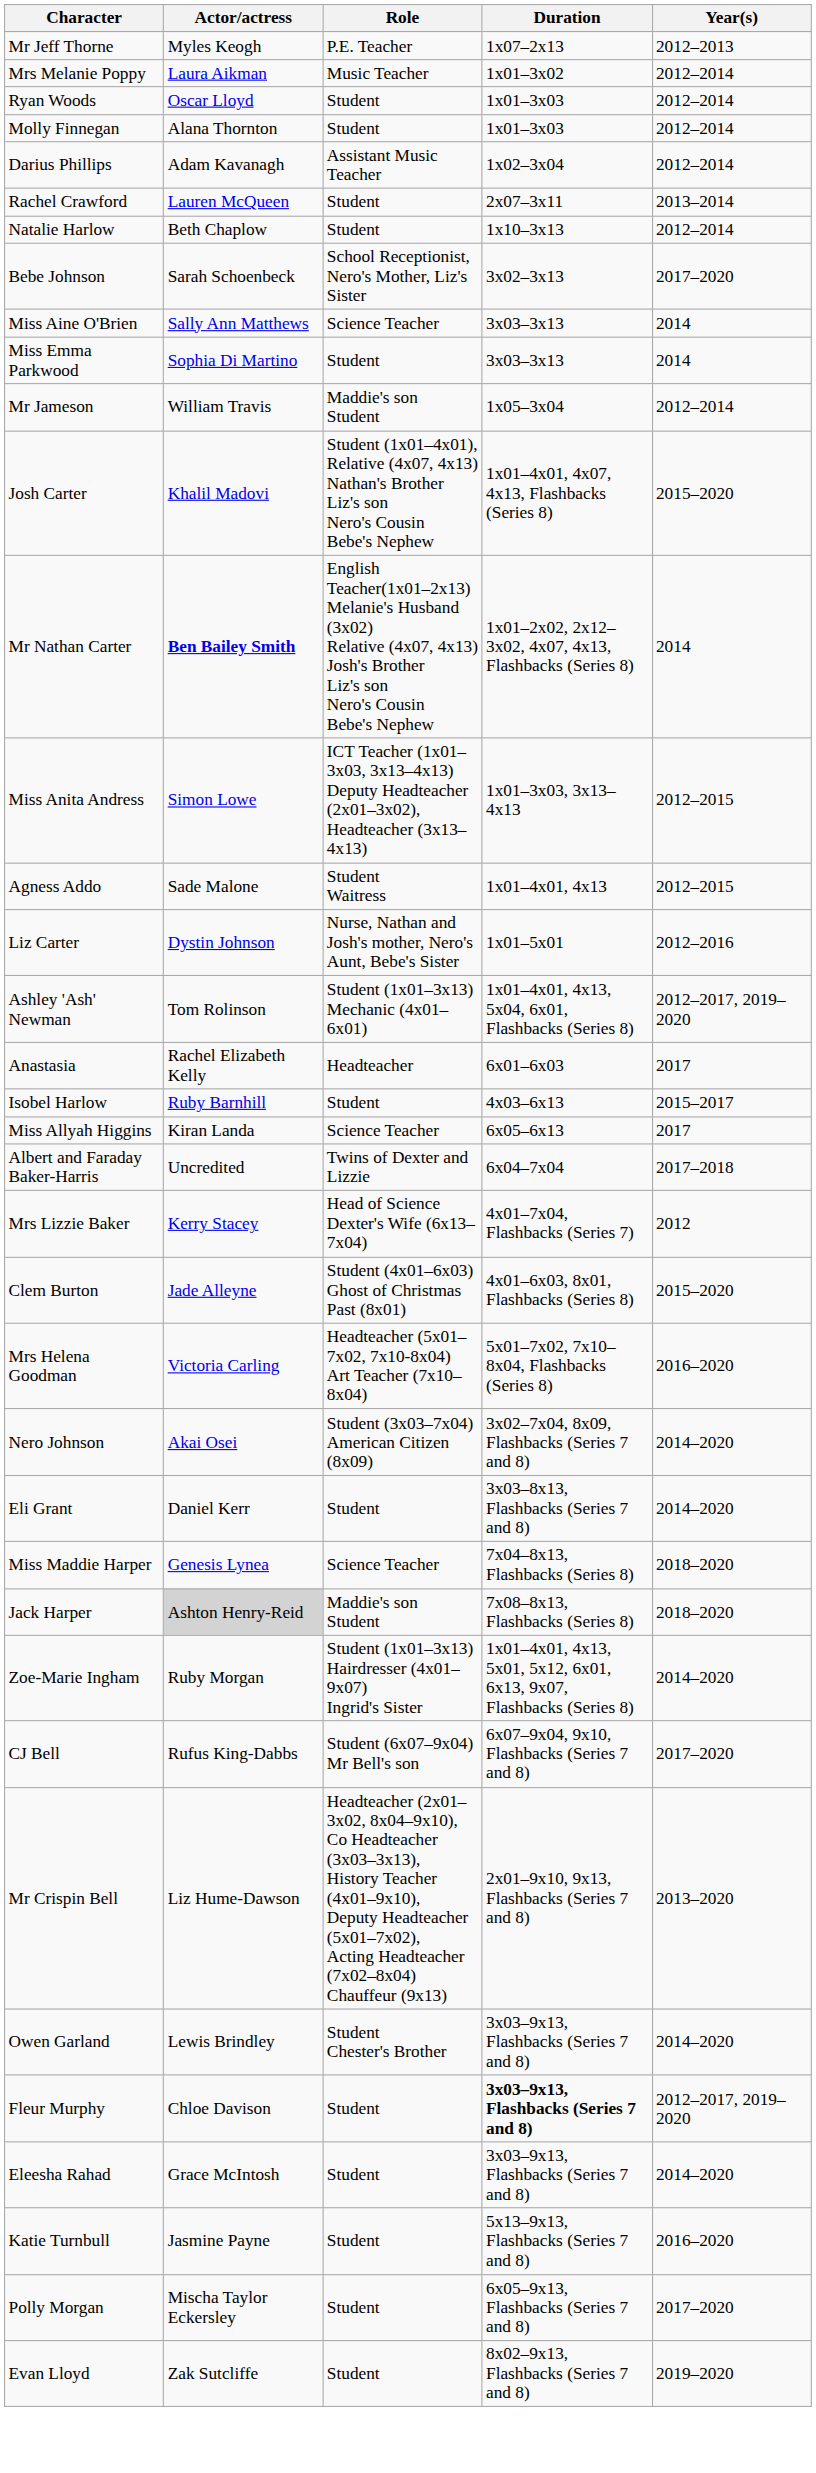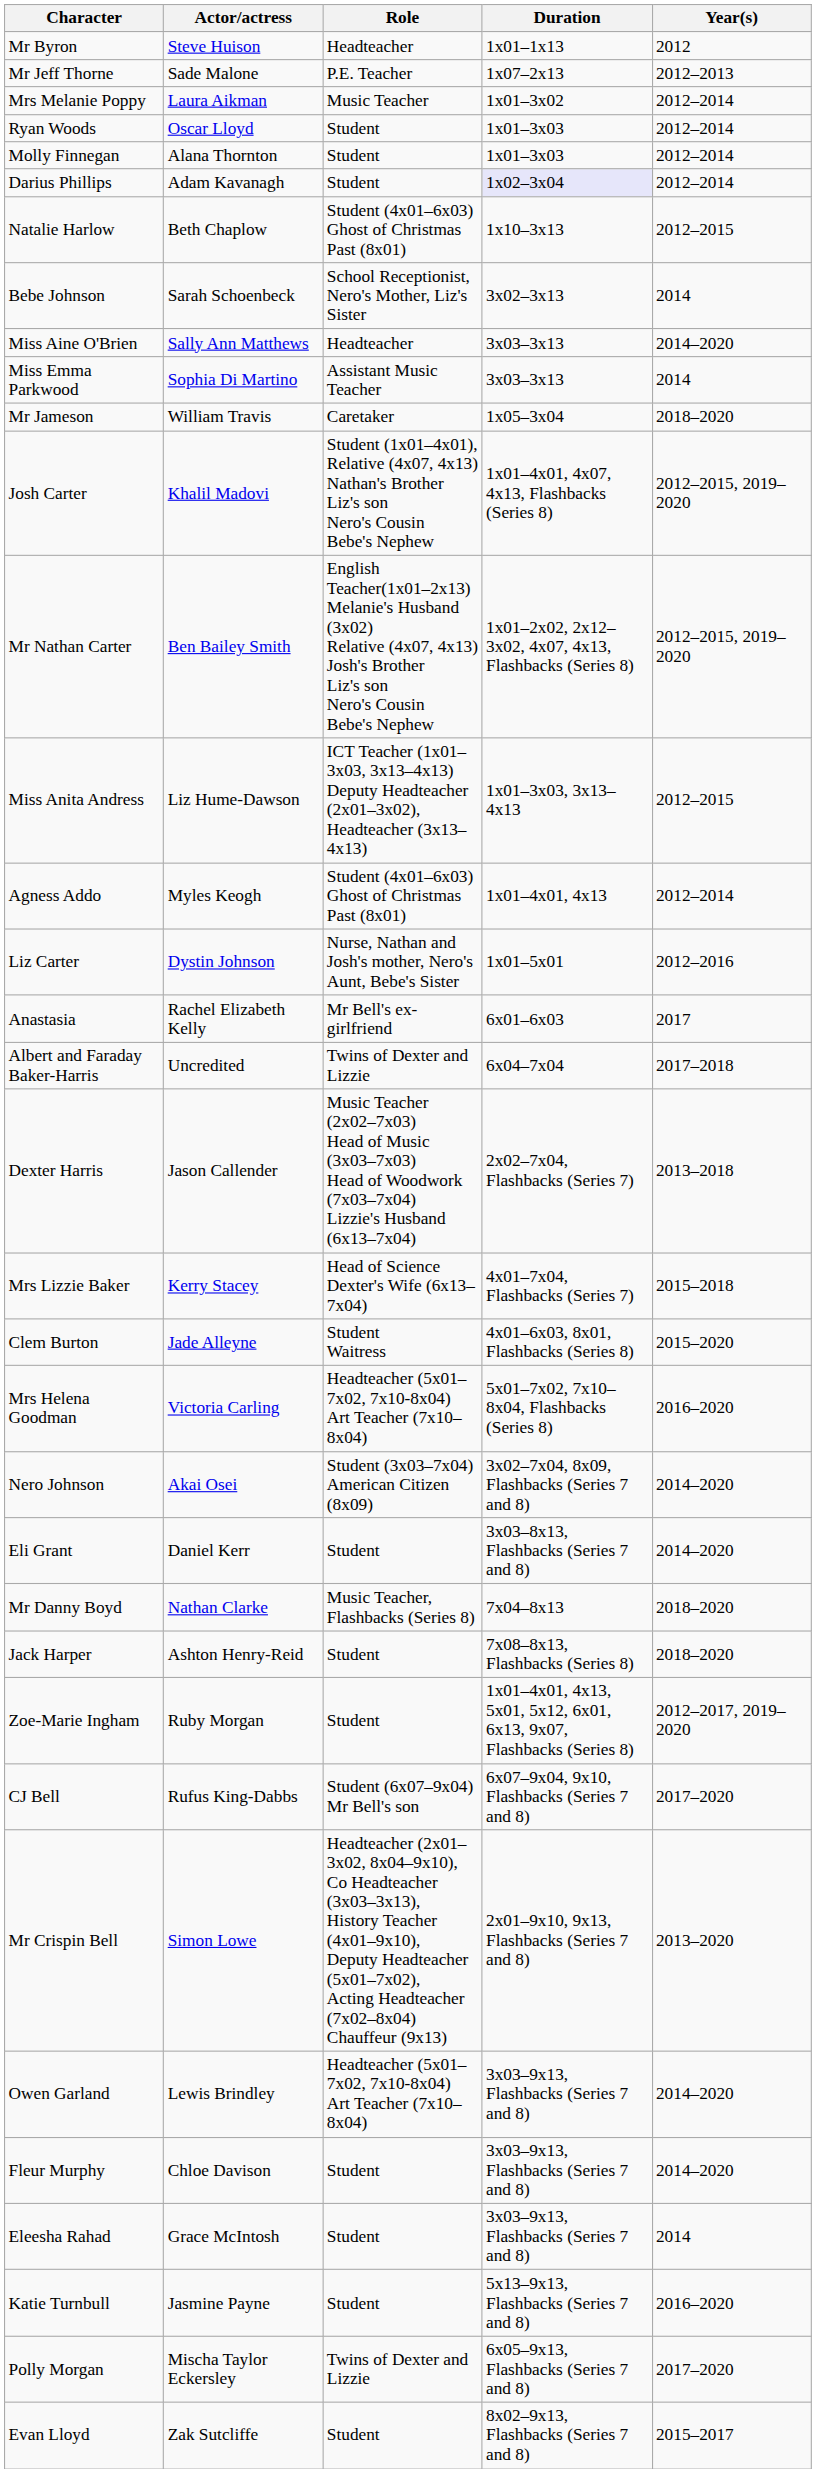+ row: (43, 45)
(214, 45) Myles Keogh -> (213, 73) Sade Malone
(382, 164) Assistant Music Teacher -> (353, 182) Student
(525, 164) no background -> (525, 182) lavender background
- row: (68, 202)
(353, 229) Student -> (400, 229) Student (4x01–6x03) Ghost of Christmas Past (8x01)
(695, 229) 2012–2014 -> (695, 229) 2012–2015
(695, 276) 2017–2020 -> (673, 295) 2014
(383, 323) Science Teacher -> (370, 342) Headteacher
(673, 323) 2014 -> (695, 342) 2014–2020
(353, 360) Student -> (382, 379) Assistant Music Teacher
(372, 407) Maddie's son Student -> (360, 416) Caretaker
(695, 407) 2012–2014 -> (695, 416) 2018–2020
(695, 492) 2015–2020 -> (721, 492) 2012–2015, 2019–2020
(232, 646) bold -> (229, 646) normal
(673, 646) 2014 -> (721, 646) 2012–2015, 2019–2020
(212, 800) Simon Lowe -> (234, 800) Liz Hume-Dawson
(213, 886) Sade Malone -> (214, 895) Myles Keogh
(356, 886) Student Waitress -> (400, 895) Student (4x01–6x03) Ghost of Christmas Past (8x01)
(695, 886) 2012–2015 -> (695, 895) 2012–2014
- row: (52, 1008)
(370, 1065) Headteacher -> (372, 1018) Mr Bell's ex-girlfriend
- row: (58, 1102)
- row: (80, 1130)
+ row: (56, 1170)
(673, 1223) 2012 -> (695, 1285) 2015–2018
(400, 1290) Student (4x01–6x03) Ghost of Christmas Past (8x01) -> (356, 1342) Student Waitress
- row: (80, 1564)
+ row: (65, 1607)
(236, 1611) lightgrey background -> (236, 1654) no background
(372, 1611) Maddie's son Student -> (353, 1654) Student
(400, 1678) Student (1x01–3x13) Hairdresser (4x01–9x07) Ingrid's Sister -> (353, 1720) Student
(695, 1678) 2014–2020 -> (721, 1720) 2012–2017, 2019–2020
(234, 1898) Liz Hume-Dawson -> (212, 1940) Simon Lowe
(387, 2042) Student Chester's Brother -> (397, 2094) Headteacher (5x01–7x02, 7x10-8x04) Art Teacher (7x10–8x04)
(561, 2108) bold -> (557, 2170) normal
(721, 2108) 2012–2017, 2019–2020 -> (695, 2170) 2014–2020
(695, 2174) 2014–2020 -> (673, 2236) 2014
(353, 2307) Student -> (398, 2369) Twins of Dexter and Lizzie
(695, 2373) 2019–2020 -> (695, 2435) 2015–2017
